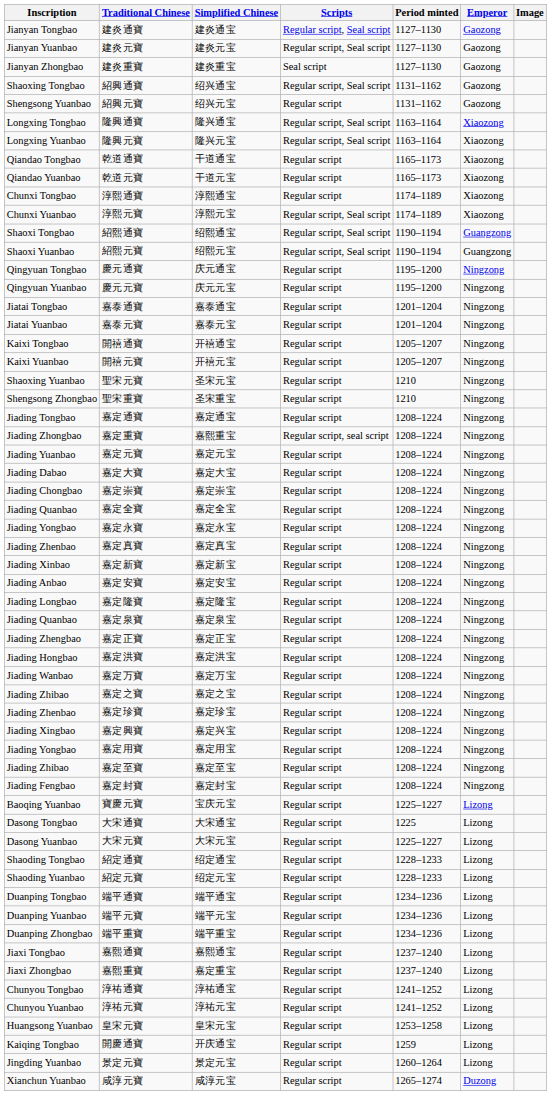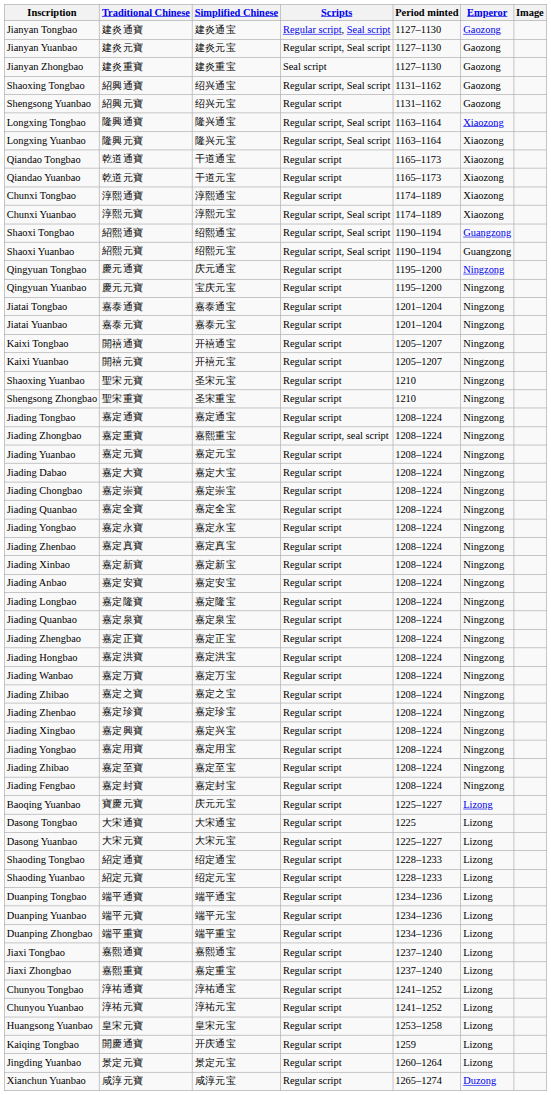(215, 288) 庆元元宝 -> (215, 288) 宝庆元宝
(215, 804) 宝庆元宝 -> (215, 804) 庆元元宝
